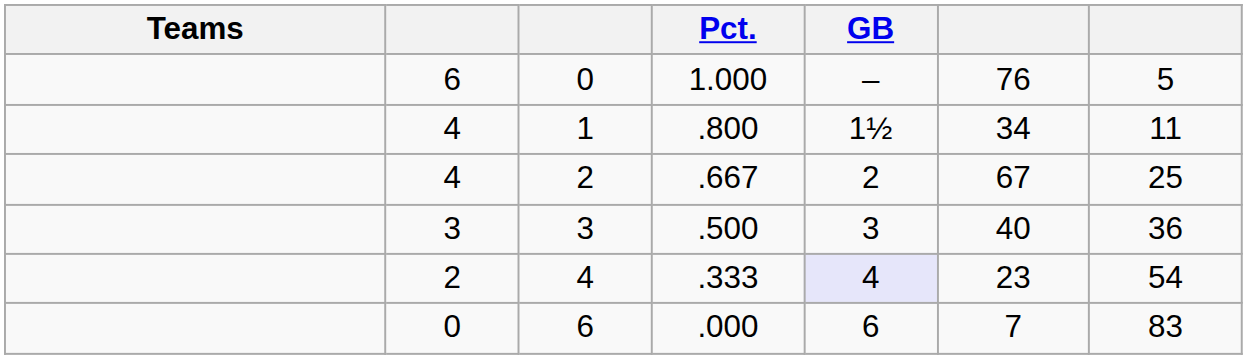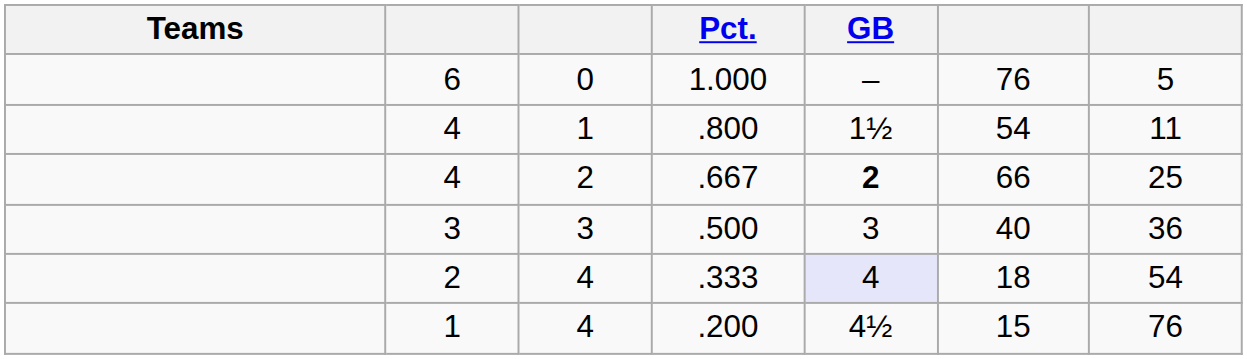(1013, 128) 34 -> (1013, 128) 54
(871, 178) normal -> (871, 178) bold
(1013, 178) 67 -> (1013, 178) 66
(1013, 278) 23 -> (1013, 278) 18
+ row: (728, 327)
- row: (728, 327)
